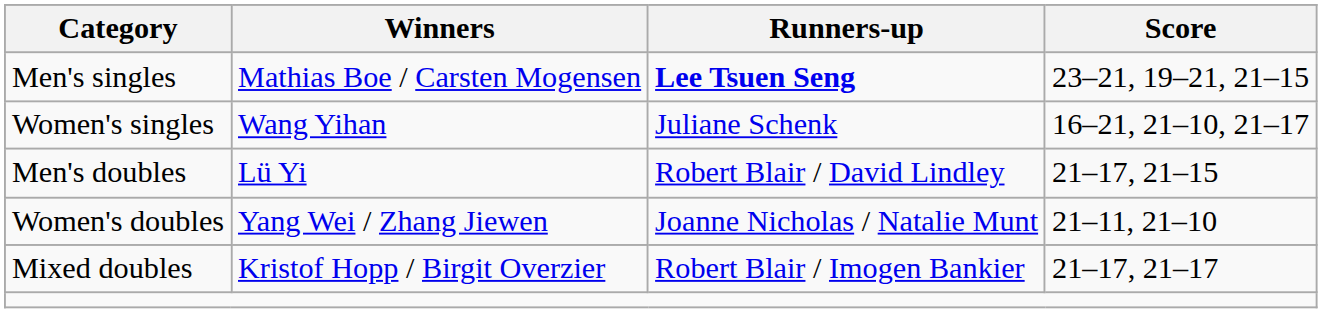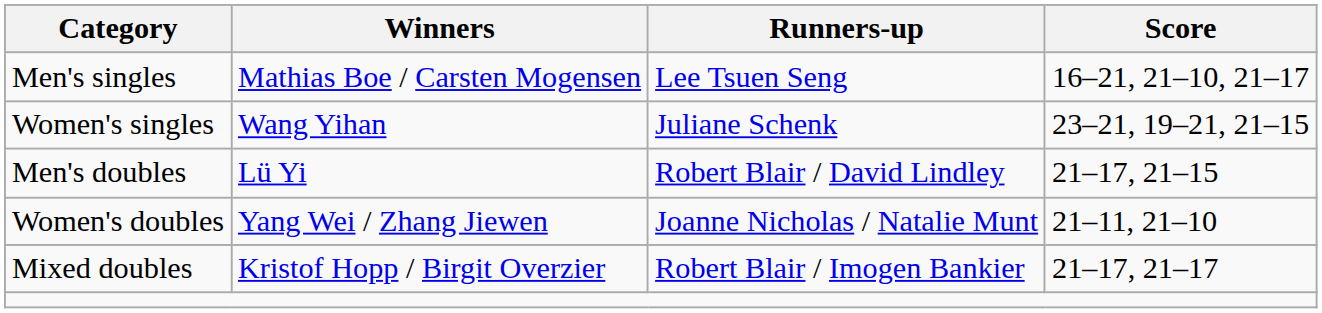(755, 76) bold -> (751, 76) normal
(1181, 76) 23–21, 19–21, 21–15 -> (1181, 76) 16–21, 21–10, 21–17
(1181, 124) 16–21, 21–10, 21–17 -> (1181, 124) 23–21, 19–21, 21–15
